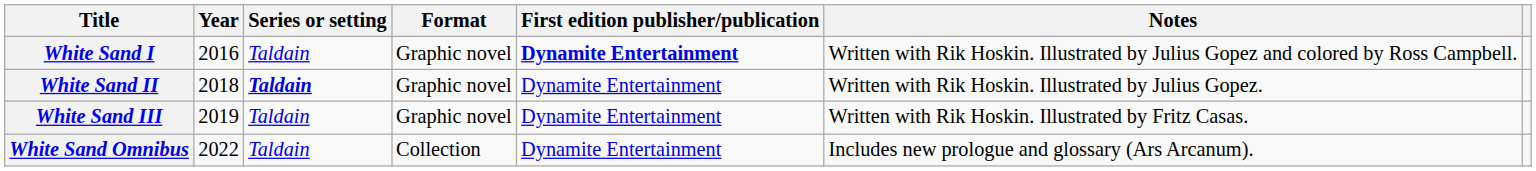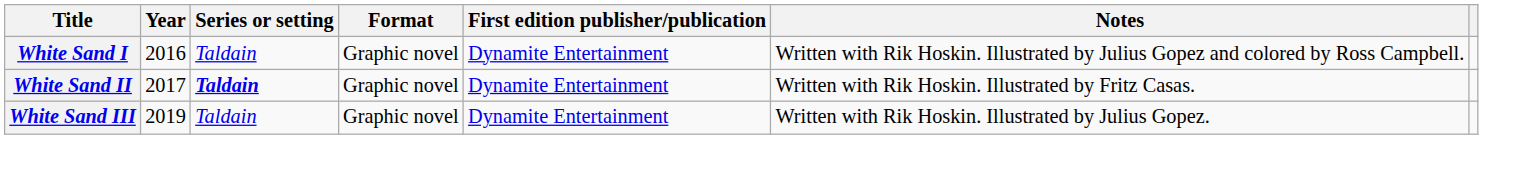(630, 52) bold -> (568, 52) normal
(219, 85) 2018 -> (165, 85) 2017
(1046, 85) Written with Rik Hoskin. Illustrated by Julius Gopez. -> (985, 85) Written with Rik Hoskin. Illustrated by Fritz Casas.
(1038, 117) Written with Rik Hoskin. Illustrated by Fritz Casas. -> (993, 117) Written with Rik Hoskin. Illustrated by Julius Gopez.
- row: (99, 149)
